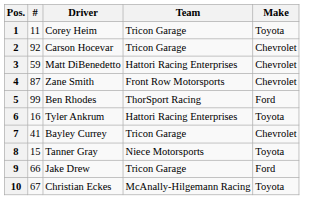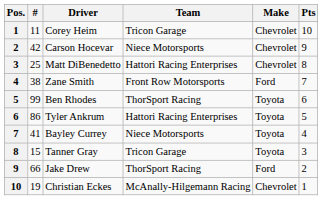+ column: (309, 13)
(270, 30) Toyota -> (276, 30) Chevrolet
(35, 47) 92 -> (35, 47) 42
(156, 47) Tricon Garage -> (165, 47) Niece Motorsports
(35, 65) 59 -> (35, 65) 25
(35, 82) 87 -> (35, 82) 38
(276, 82) Chevrolet -> (265, 82) Ford
(265, 99) Ford -> (270, 99) Toyota
(35, 117) 16 -> (35, 117) 86
(156, 134) Tricon Garage -> (165, 134) Niece Motorsports
(276, 134) Chevrolet -> (270, 134) Toyota
(165, 151) Niece Motorsports -> (156, 151) Tricon Garage
(156, 168) Tricon Garage -> (163, 168) ThorSport Racing
(35, 186) 67 -> (35, 186) 19
(270, 186) Toyota -> (276, 186) Chevrolet
